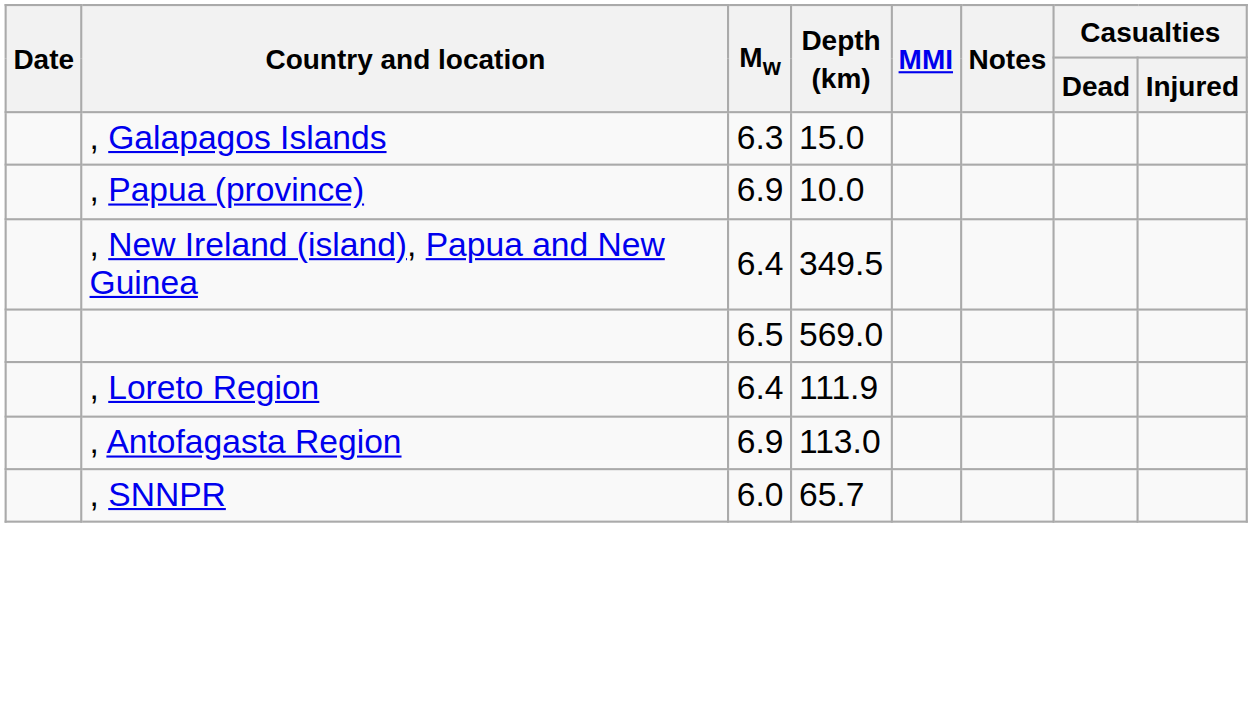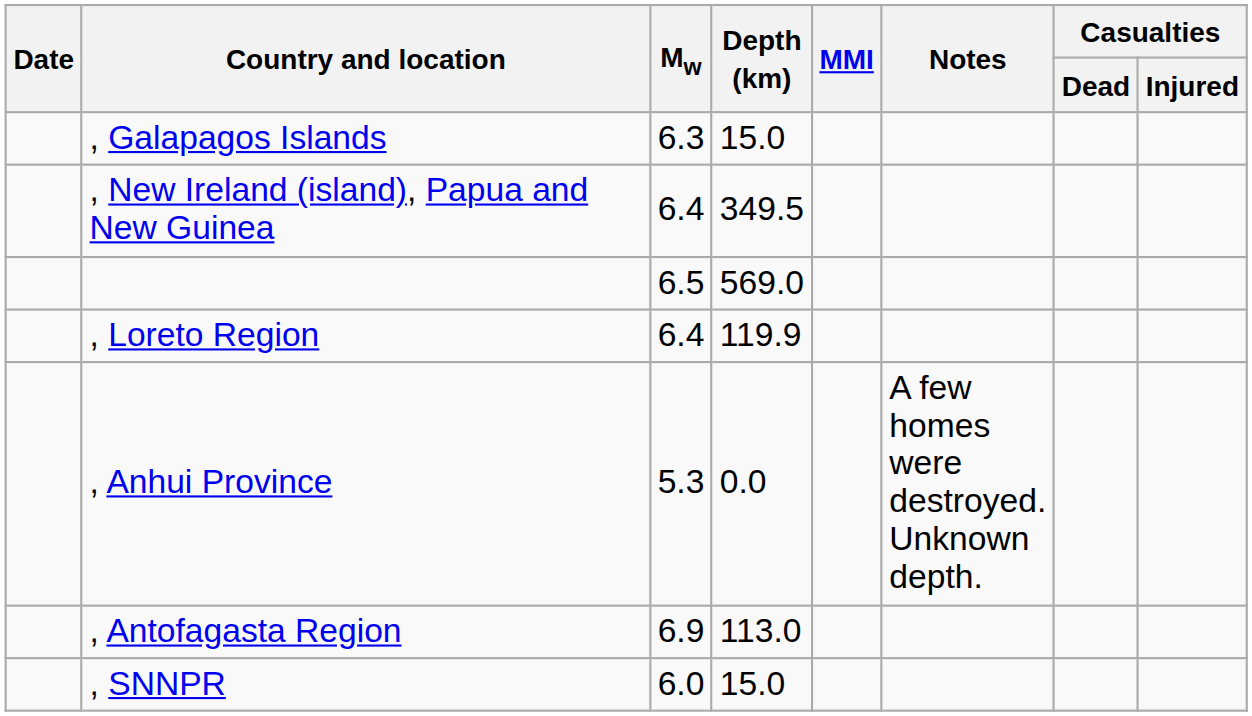- row: (227, 191)
(839, 388) 111.9 -> (761, 335) 119.9
+ row: (211, 483)
(832, 495) 65.7 -> (753, 684) 15.0
